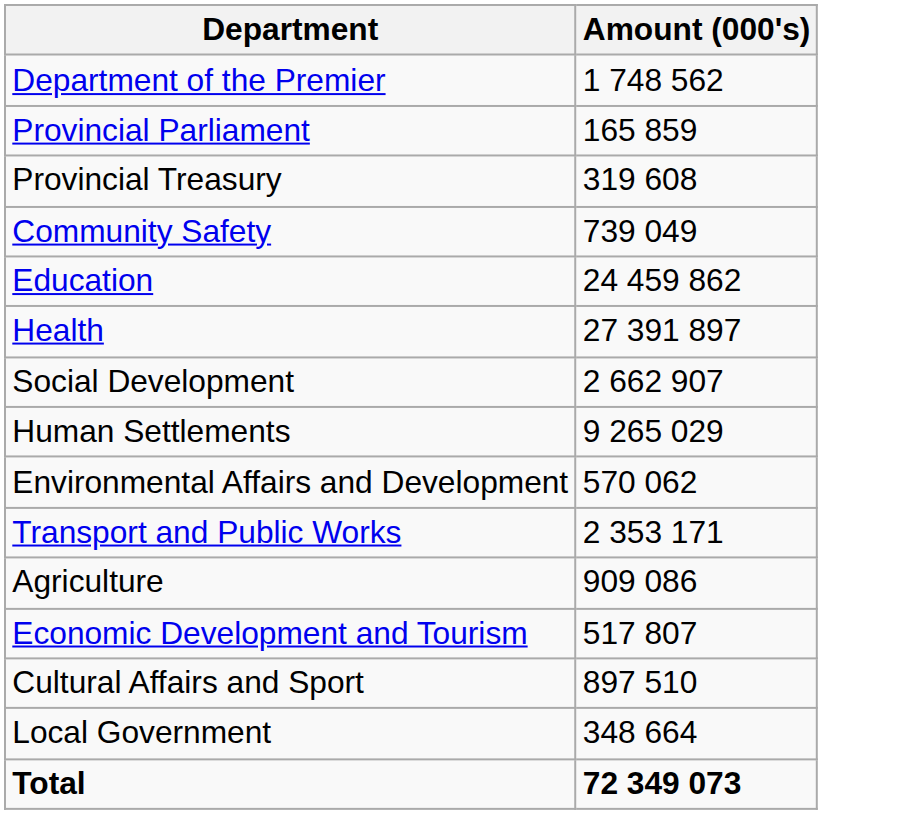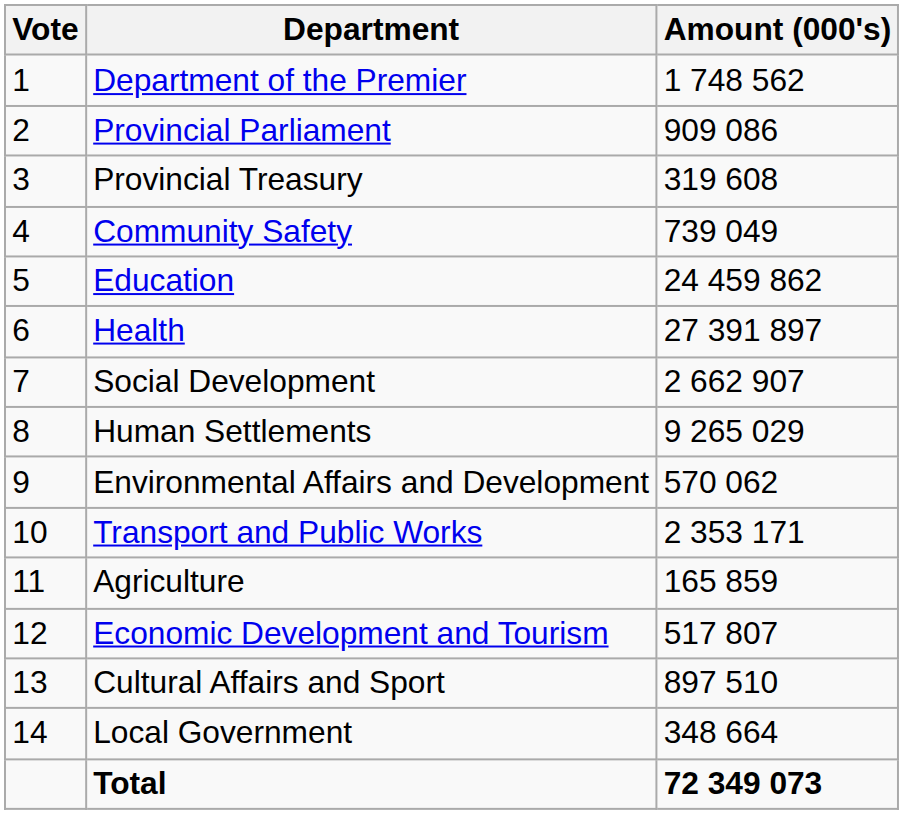+ column: (45, 29)
(640, 130) 165 859 -> (721, 130) 909 086
(640, 582) 909 086 -> (721, 582) 165 859
